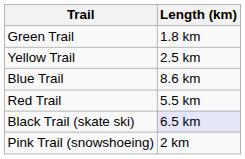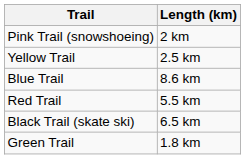rows swapped: (41, 36) <-> (81, 143)
(180, 121) lavender background -> (180, 121) no background
